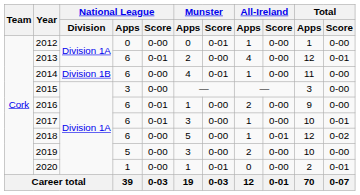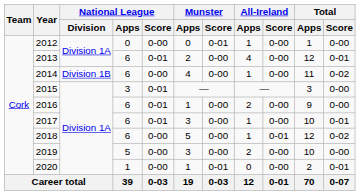(218, 74) 0-01 -> (218, 74) 0-00
(339, 74) 0-00 -> (339, 74) 0-02
(158, 89) 0-00 -> (158, 89) 0-01
